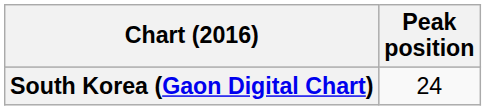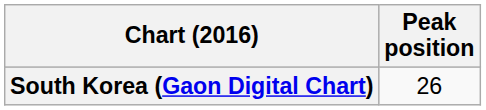(429, 85) 24 -> (429, 85) 26
